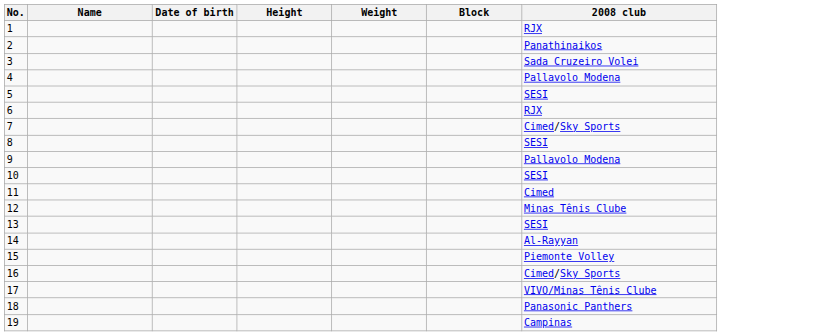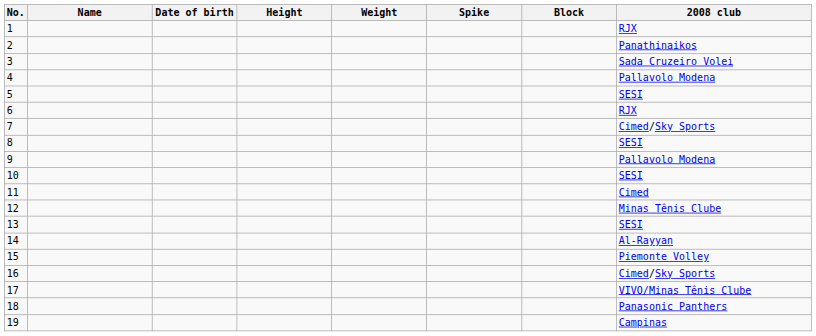+ column: (474, 13)
